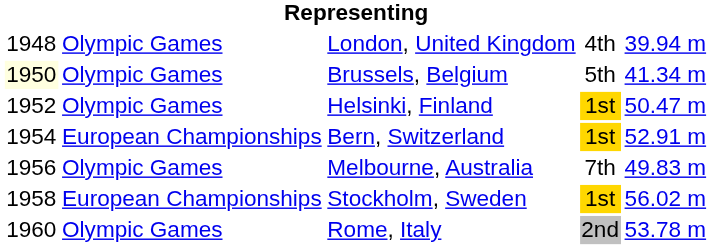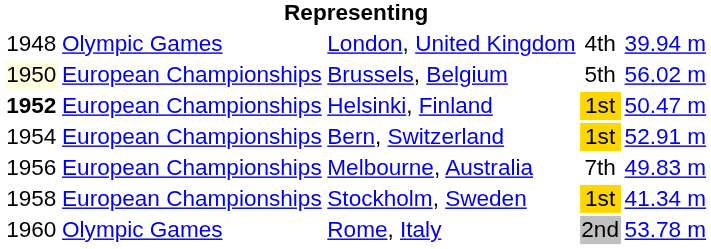(142, 74) Olympic Games -> (192, 74) European Championships
(665, 74) 41.34 m -> (665, 74) 56.02 m
(31, 105) normal -> (31, 105) bold
(142, 105) Olympic Games -> (192, 105) European Championships
(142, 167) Olympic Games -> (192, 167) European Championships
(665, 198) 56.02 m -> (665, 198) 41.34 m
